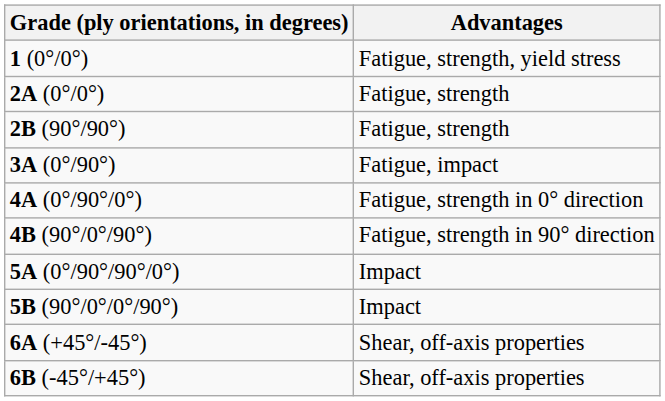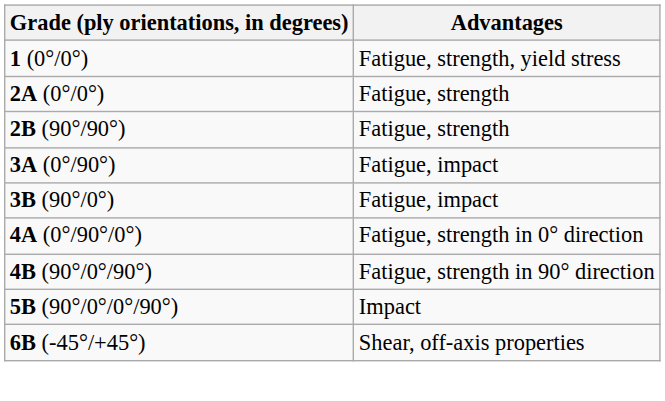+ row: (62, 200)
- row: (95, 271)
- row: (78, 342)
